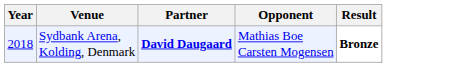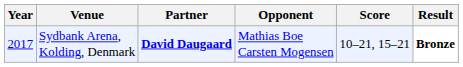+ column: (375, 15)
(20, 44) 2018 -> (20, 44) 2017
